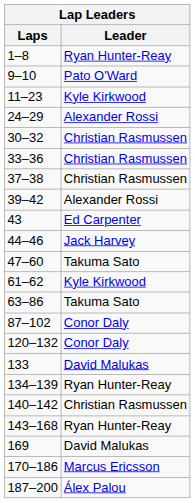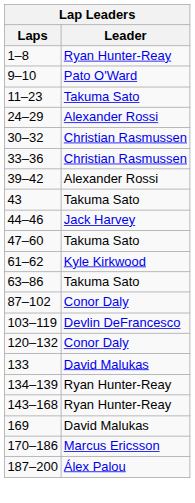(105, 96) Kyle Kirkwood -> (102, 96) Takuma Sato
- row: (25, 179)
(102, 220) Ed Carpenter -> (102, 199) Takuma Sato
+ row: (32, 323)
- row: (33, 405)
